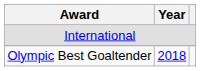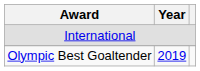(172, 55) 2018 -> (172, 55) 2019
